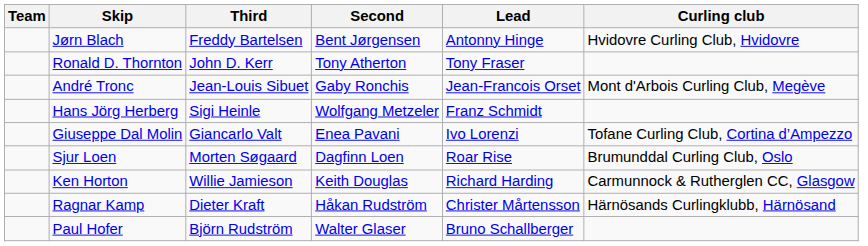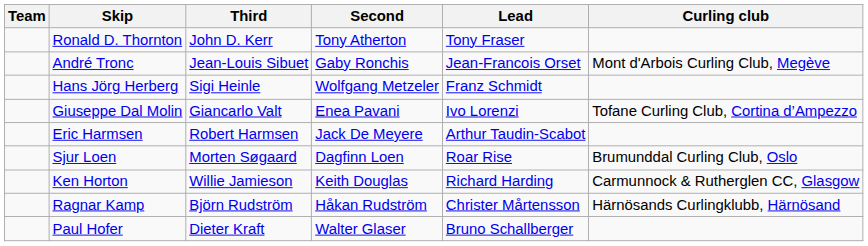- row: (88, 39)
+ row: (98, 134)
(227, 205) Dieter Kraft -> (241, 205) Björn Rudström
(241, 228) Björn Rudström -> (227, 228) Dieter Kraft
